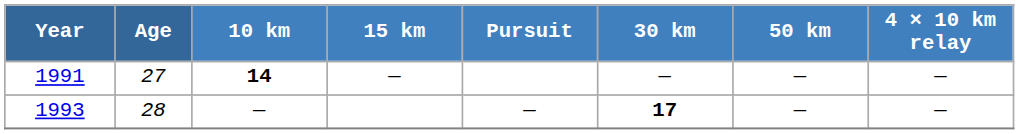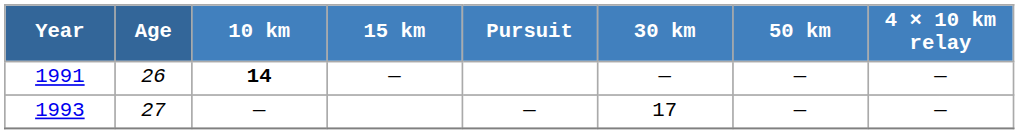(153, 79) 27 -> (153, 79) 26
(153, 112) 28 -> (153, 112) 27
(665, 112) bold -> (665, 112) normal
